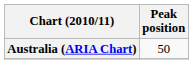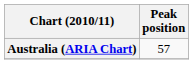(164, 48) 50 -> (164, 48) 57
